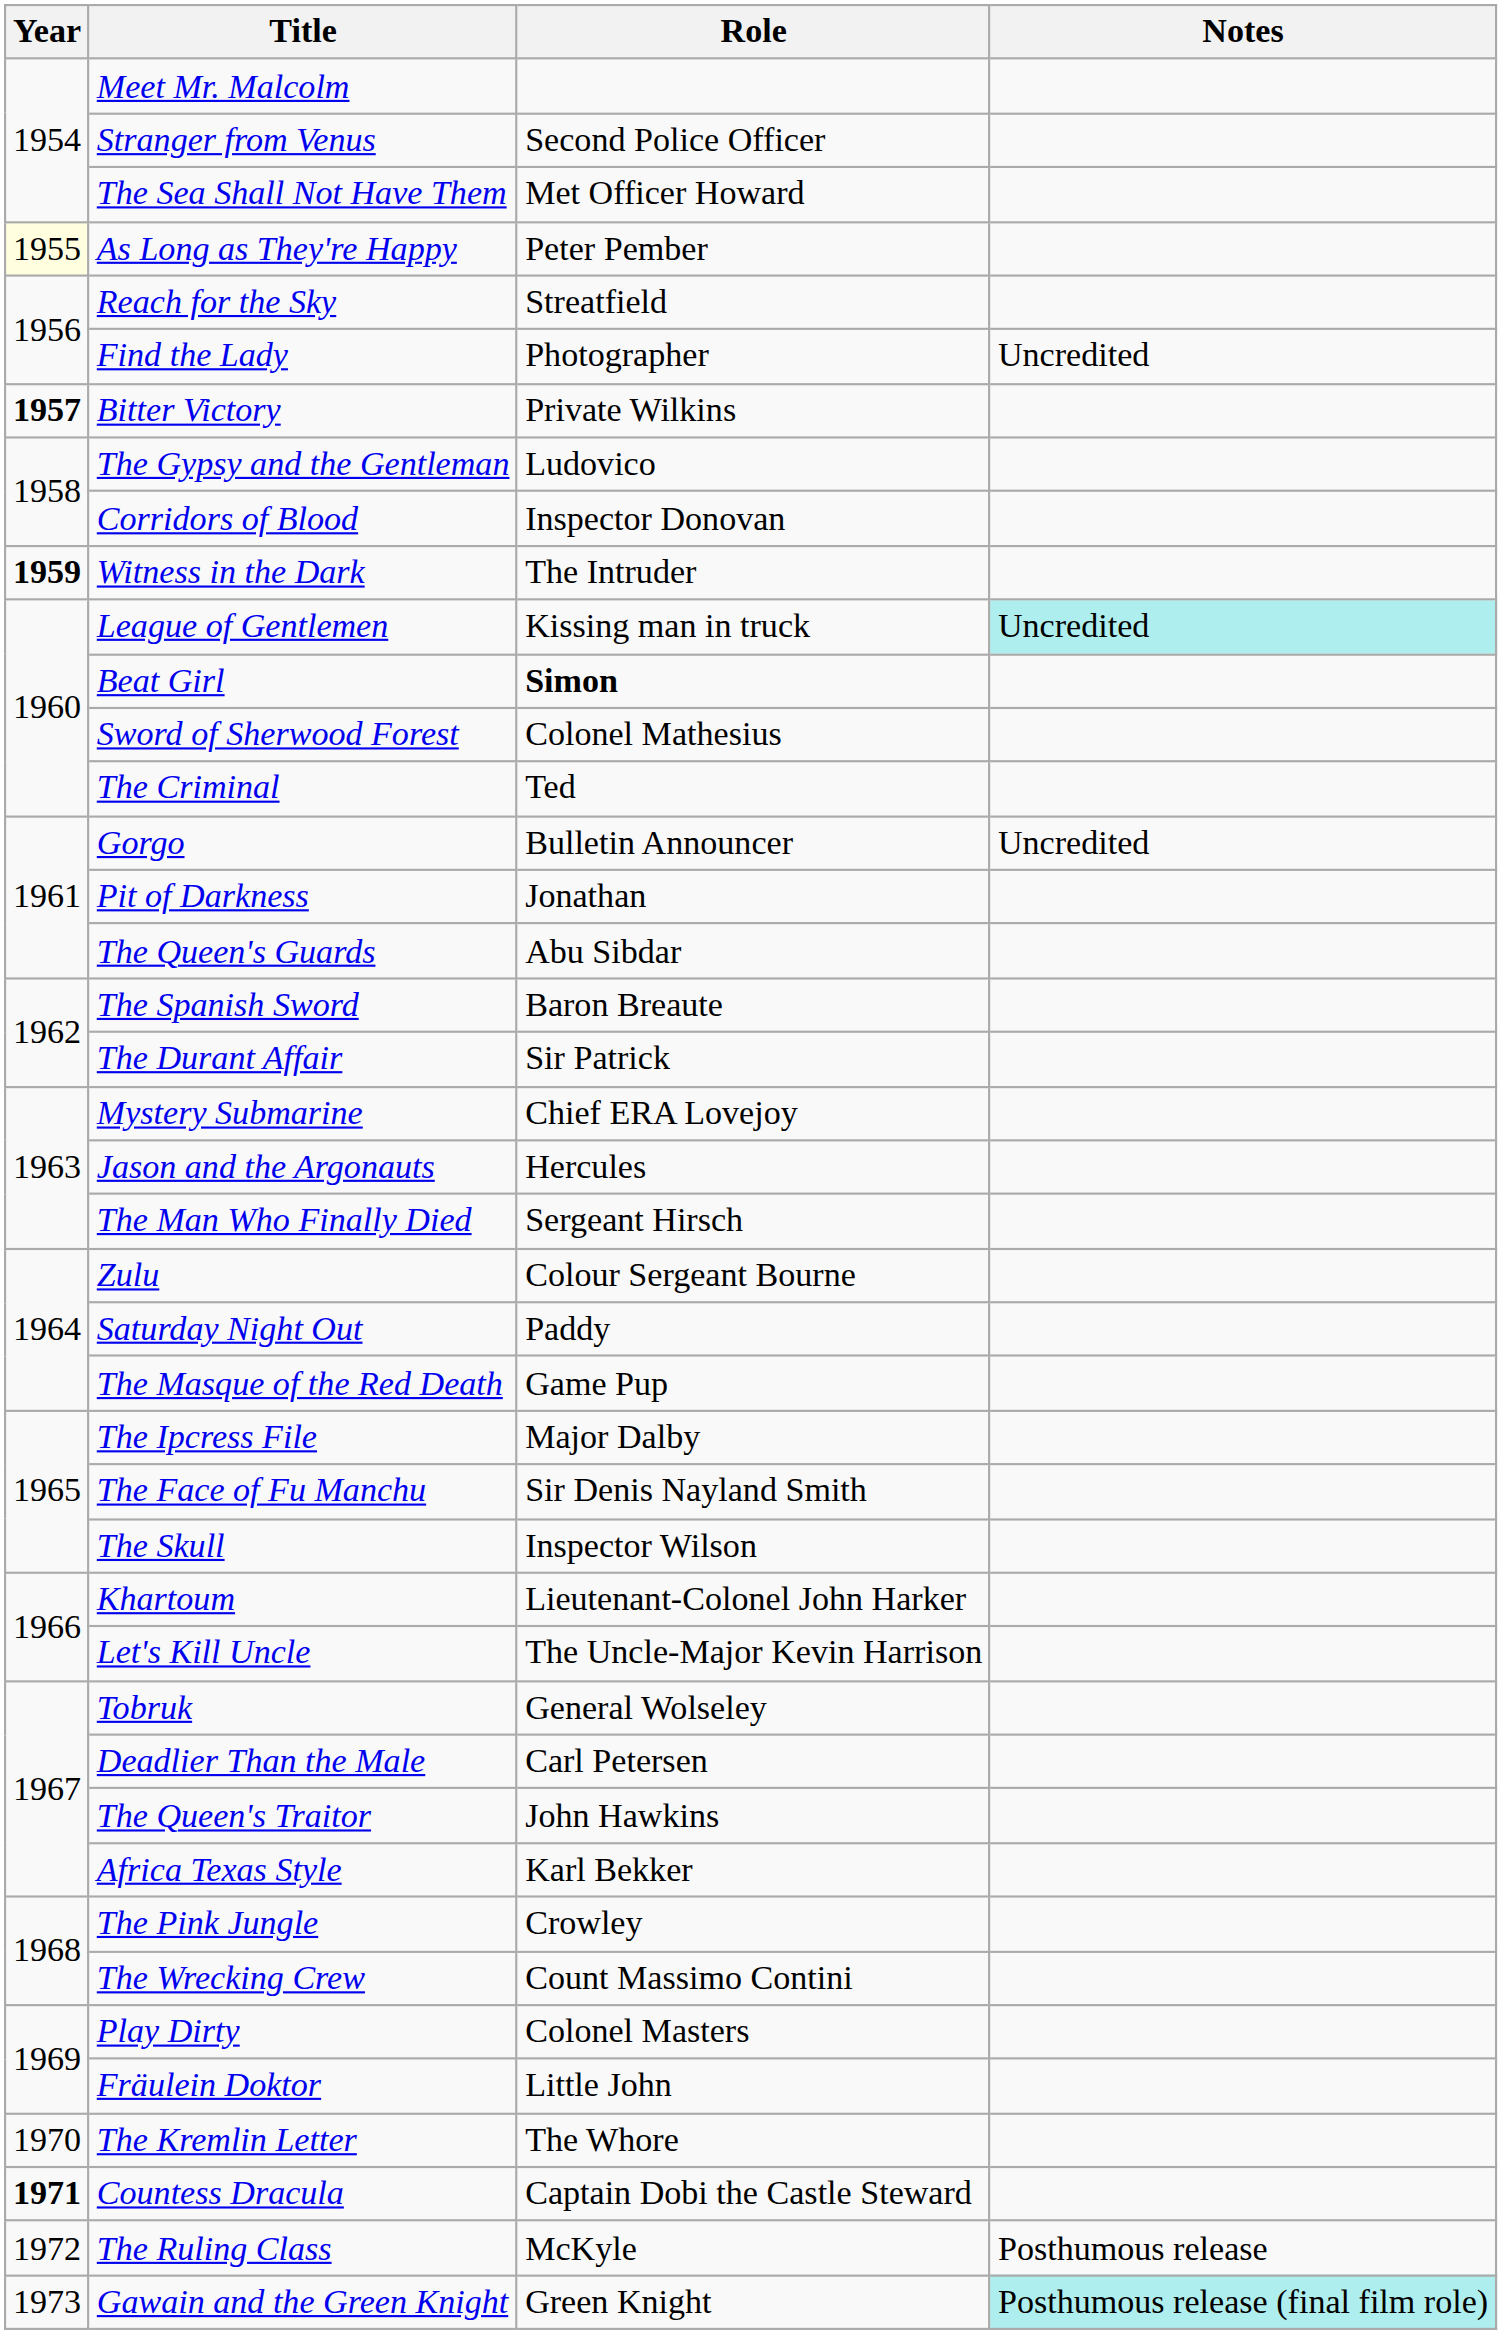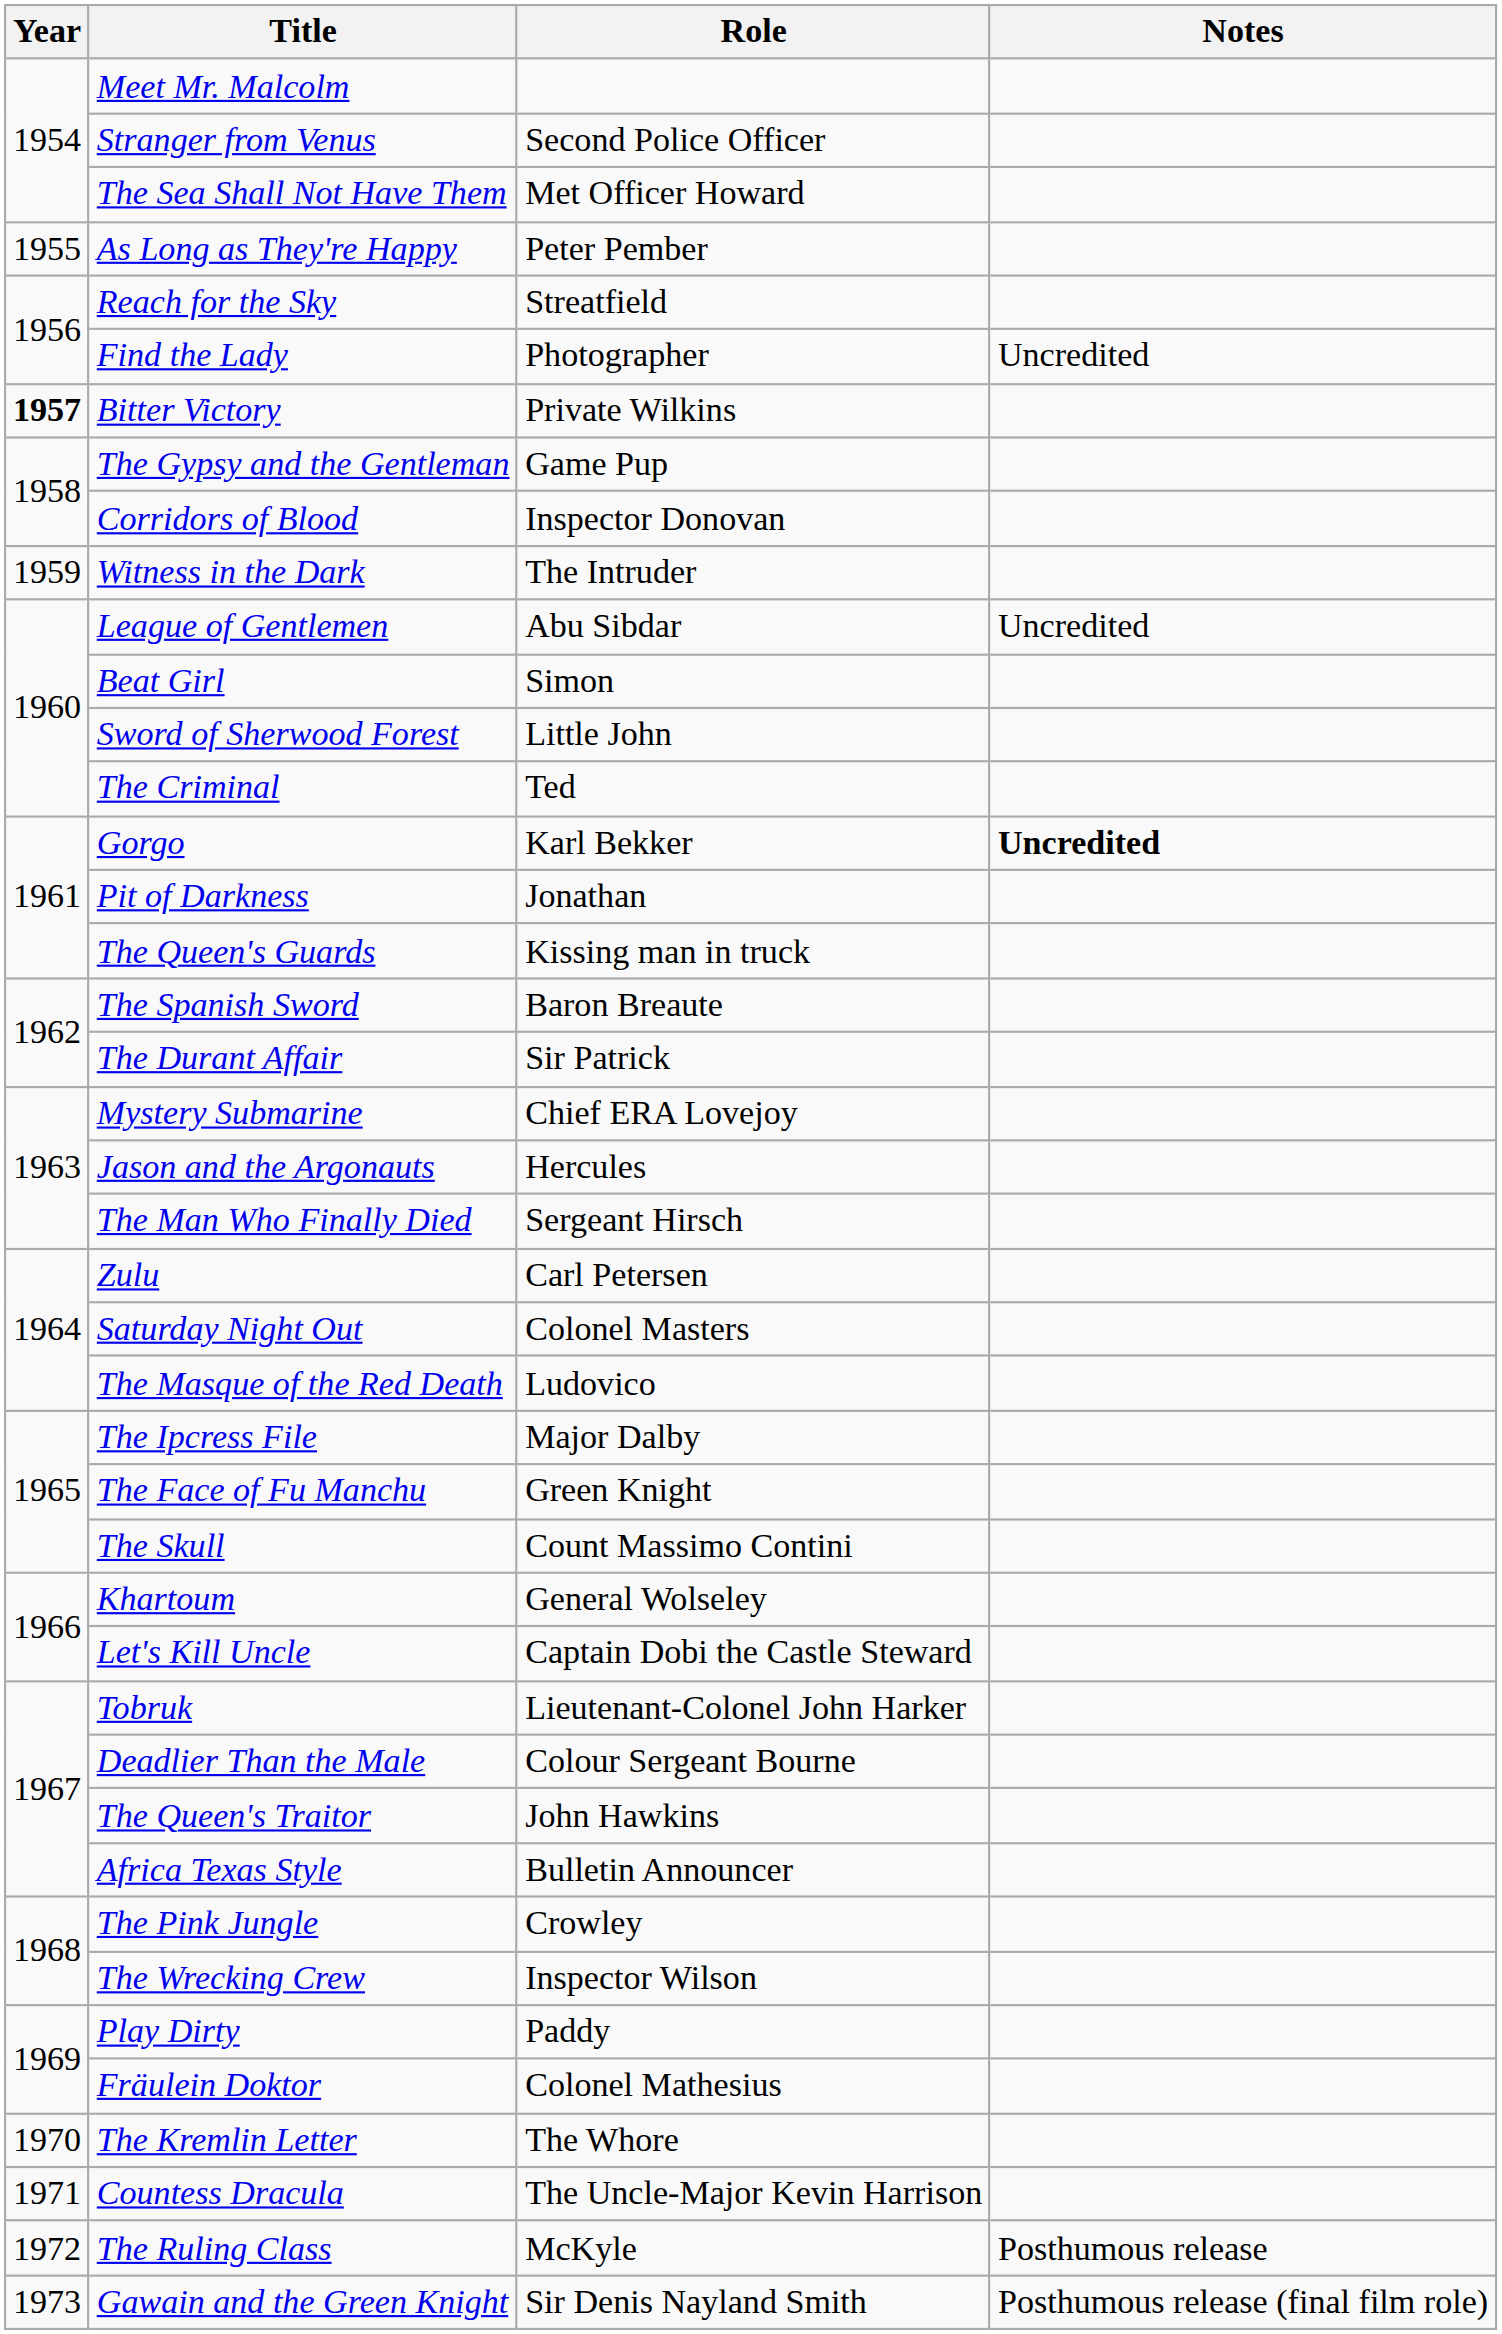(47, 247) lightyellow background -> (47, 247) no background
(590, 463) Ludovico -> (597, 463) Game Pup
(47, 572) bold -> (47, 572) normal
(668, 626) Kissing man in truck -> (603, 626) Abu Sibdar
(1074, 626) paleturquoise background -> (1074, 626) no background
(572, 680) bold -> (570, 680) normal
(653, 734) Colonel Mathesius -> (599, 734) Little John
(659, 842) Bulletin Announcer -> (609, 842) Karl Bekker
(1074, 842) normal -> (1079, 842) bold
(603, 950) Abu Sibdar -> (668, 950) Kissing man in truck
(690, 1274) Colour Sergeant Bourne -> (616, 1274) Carl Petersen
(568, 1328) Paddy -> (637, 1328) Colonel Masters
(597, 1382) Game Pup -> (590, 1382) Ludovico
(696, 1490) Sir Denis Nayland Smith -> (618, 1490) Green Knight
(641, 1544) Inspector Wilson -> (689, 1544) Count Massimo Contini
(746, 1598) Lieutenant-Colonel John Harker -> (646, 1598) General Wolseley
(754, 1652) The Uncle-Major Kevin Harrison -> (749, 1652) Captain Dobi the Castle Steward
(646, 1707) General Wolseley -> (746, 1707) Lieutenant-Colonel John Harker
(616, 1761) Carl Petersen -> (690, 1761) Colour Sergeant Bourne
(609, 1869) Karl Bekker -> (659, 1869) Bulletin Announcer
(689, 1977) Count Massimo Contini -> (641, 1977) Inspector Wilson
(637, 2031) Colonel Masters -> (568, 2031) Paddy
(599, 2085) Little John -> (653, 2085) Colonel Mathesius
(47, 2193) bold -> (47, 2193) normal
(749, 2193) Captain Dobi the Castle Steward -> (754, 2193) The Uncle-Major Kevin Harrison
(618, 2301) Green Knight -> (696, 2301) Sir Denis Nayland Smith
(1243, 2301) paleturquoise background -> (1243, 2301) no background
